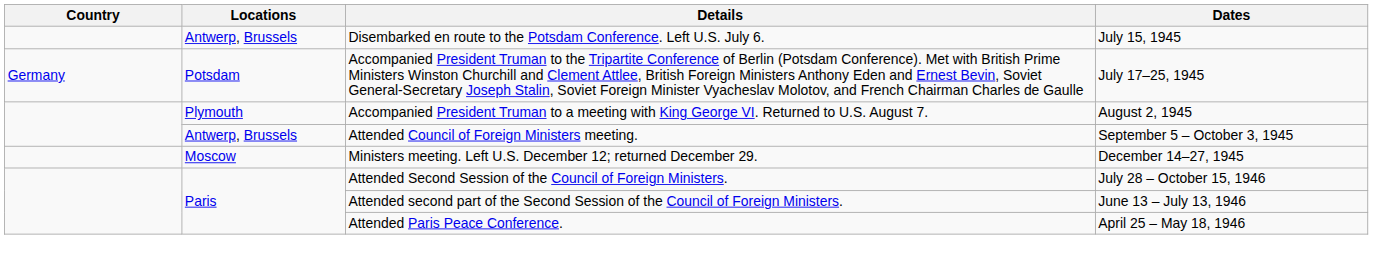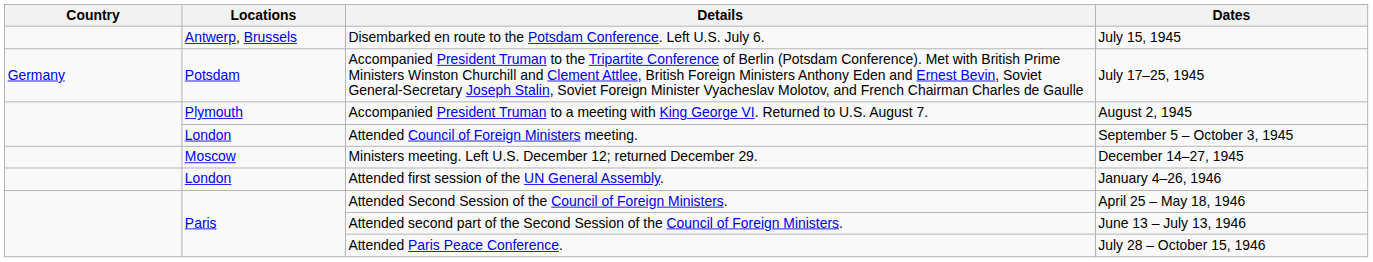(241, 135) Antwerp, Brussels -> (208, 135) London
+ row: (506, 179)
(1182, 179) July 28 – October 15, 1946 -> (1172, 201) April 25 – May 18, 1946
(1172, 223) April 25 – May 18, 1946 -> (1182, 245) July 28 – October 15, 1946
